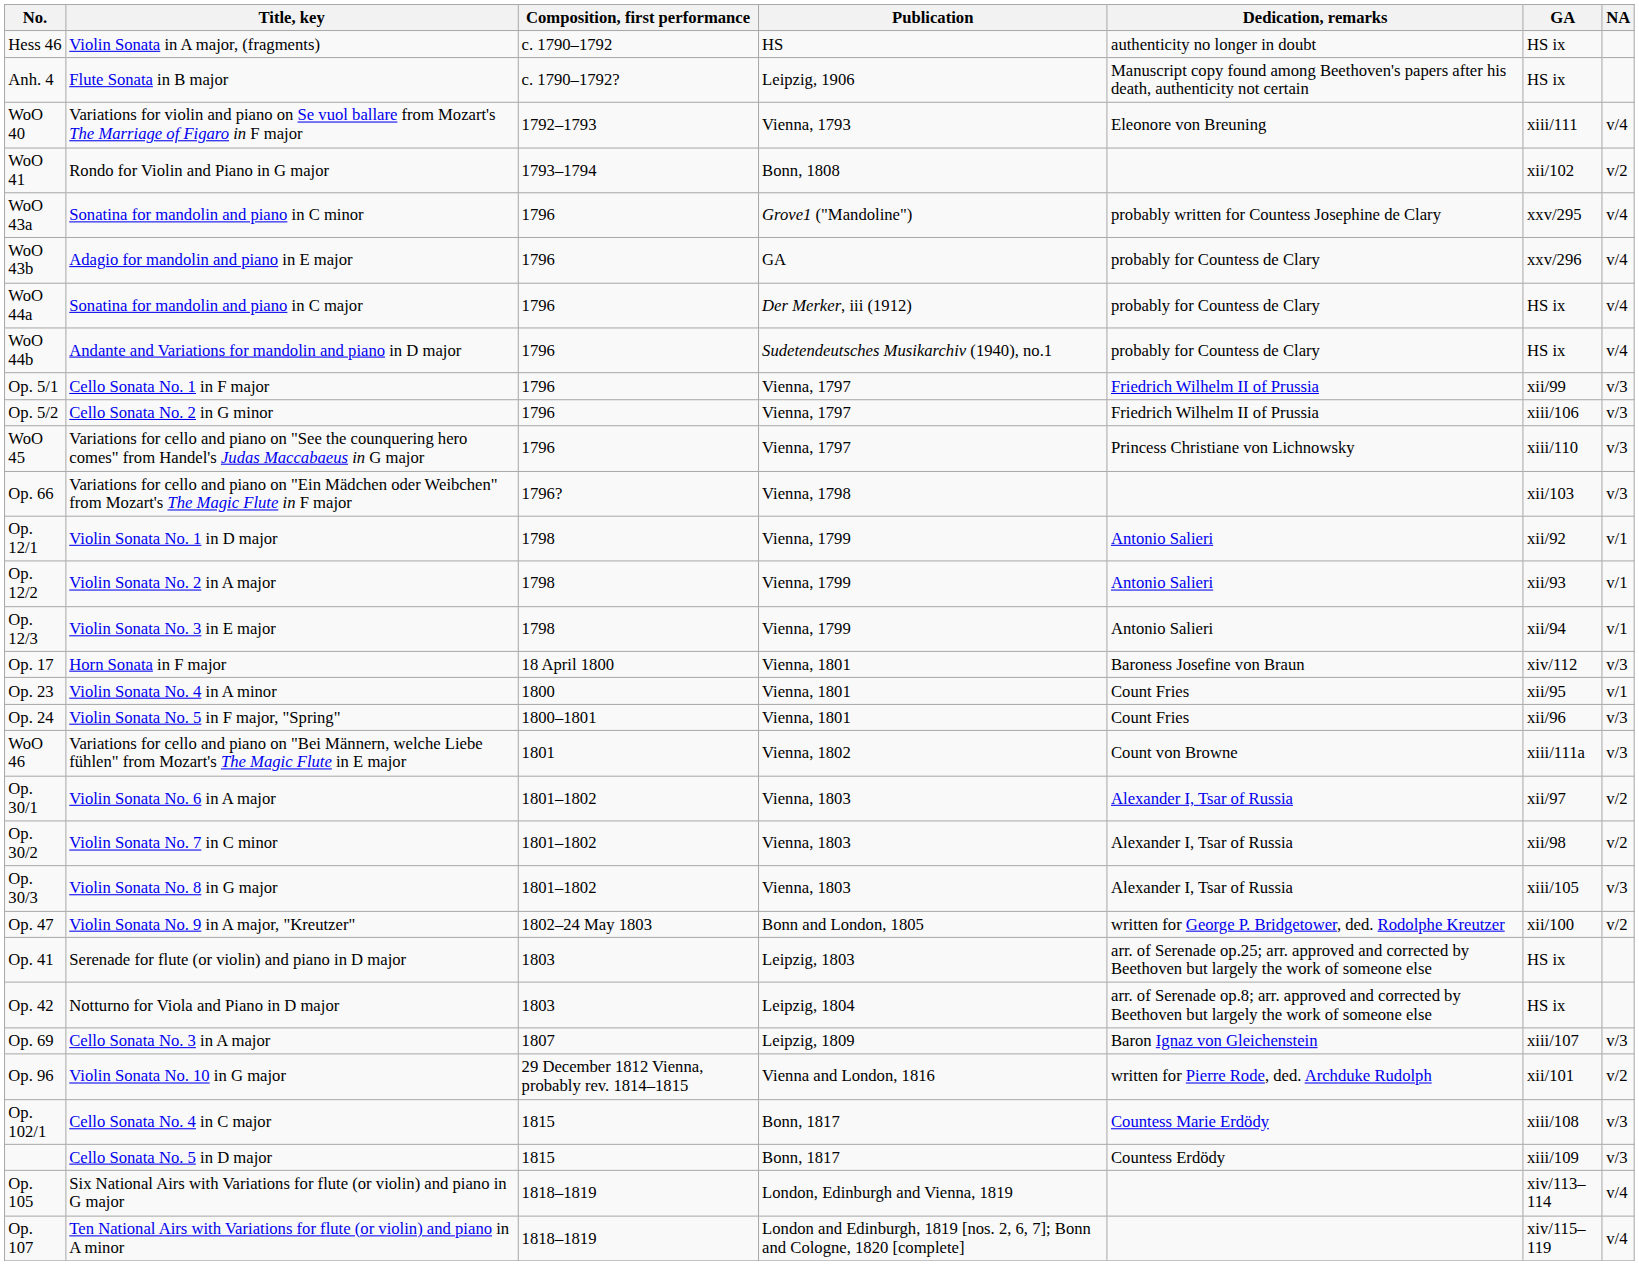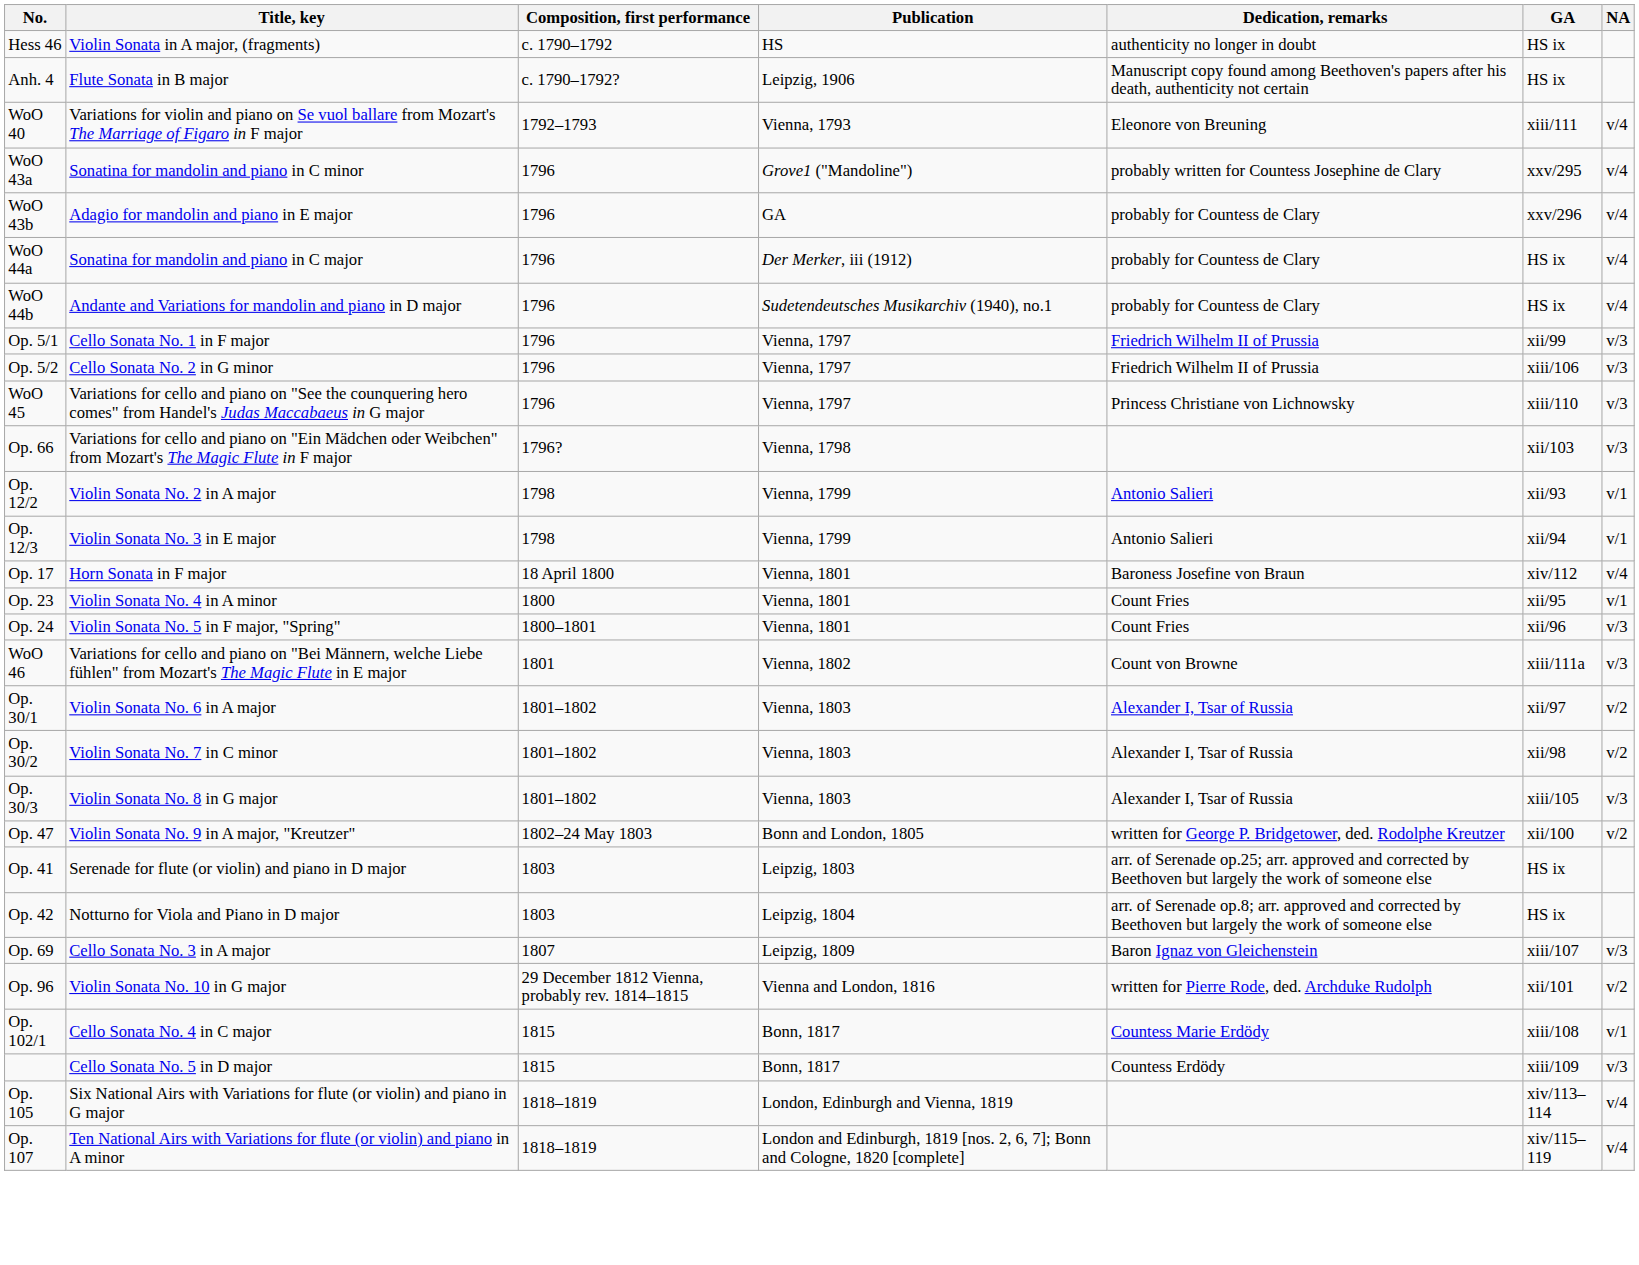- row: (26, 170)
- row: (23, 538)
(1617, 664) v/3 -> (1617, 574) v/4
(1617, 1121) v/3 -> (1617, 1031) v/1
